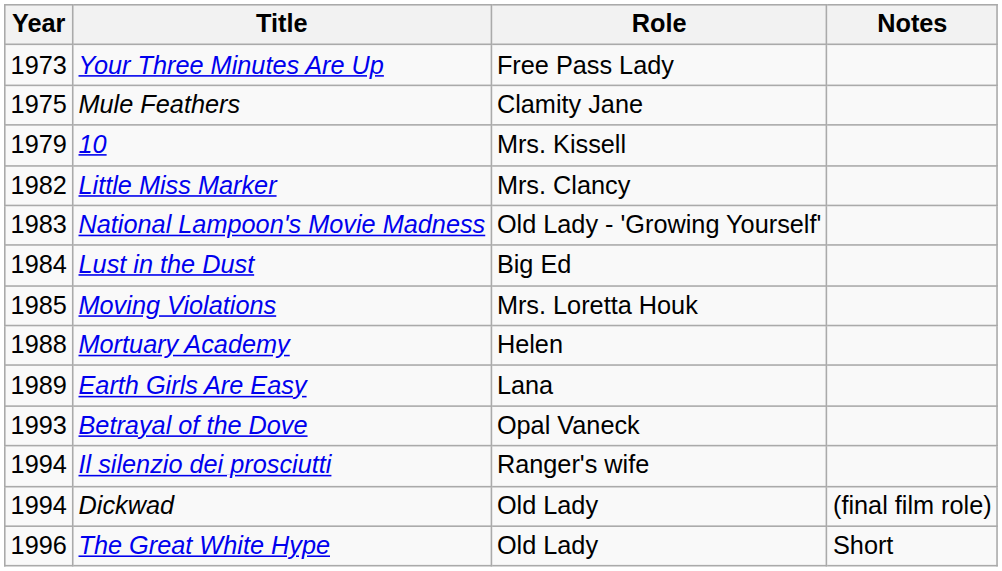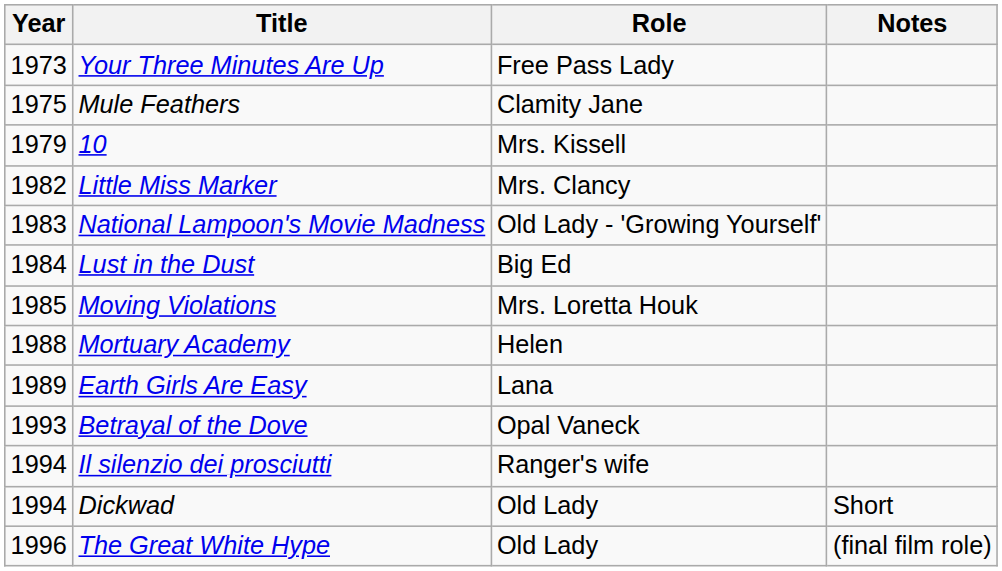(912, 505) (final film role) -> (863, 505) Short
(863, 545) Short -> (912, 545) (final film role)
